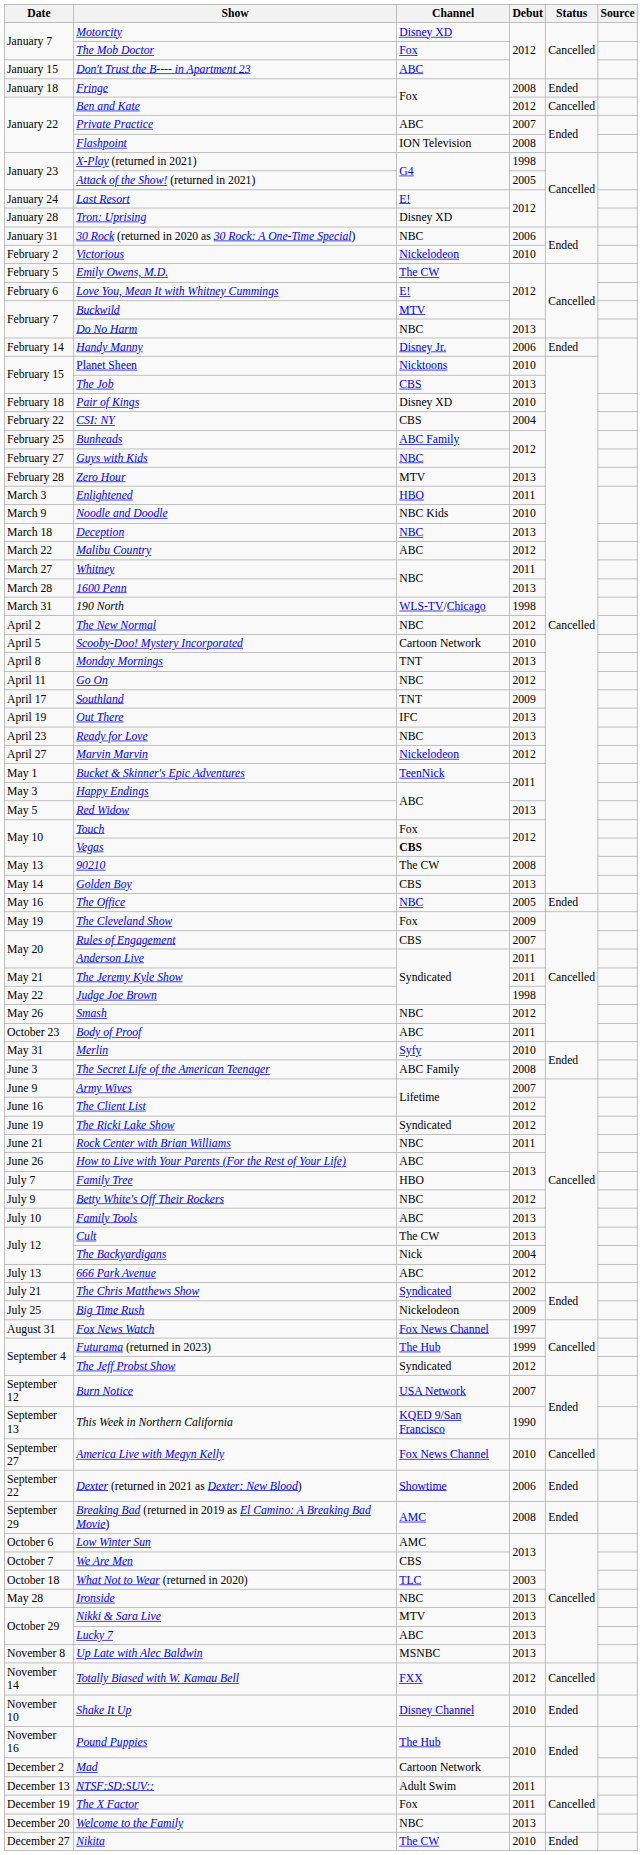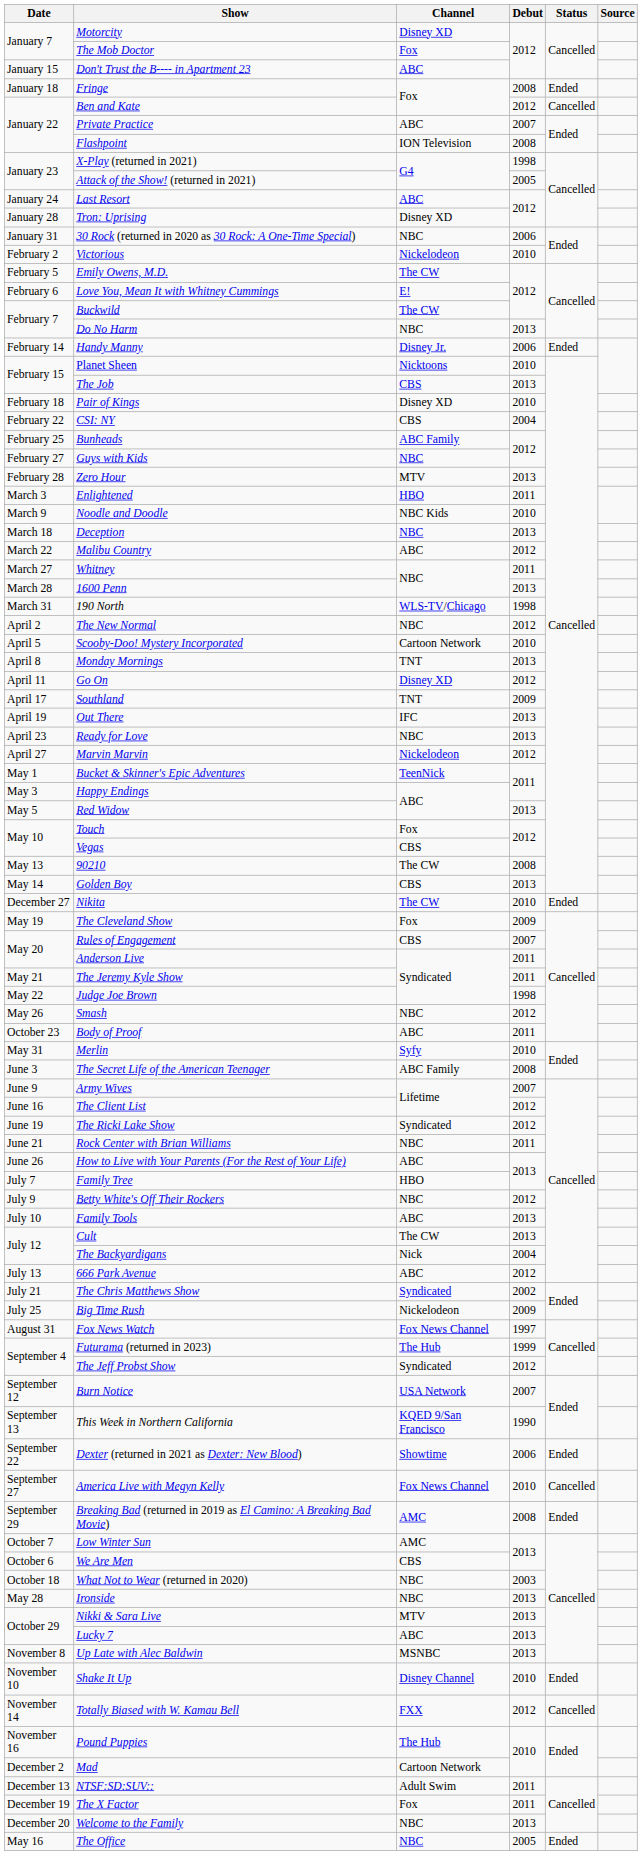(405, 198) E! -> (411, 198) ABC
(412, 310) MTV -> (419, 310) The CW
(411, 680) NBC -> (426, 680) Disney XD
(411, 847) bold -> (410, 847) normal
rows swapped: (101, 902) <-> (91, 1841)
rows swapped: (189, 1486) <-> (150, 1454)
(30, 1542) October 6 -> (30, 1542) October 7
(30, 1561) October 7 -> (30, 1561) October 6
(410, 1579) TLC -> (411, 1579) NBC
rows swapped: (104, 1710) <-> (158, 1679)
